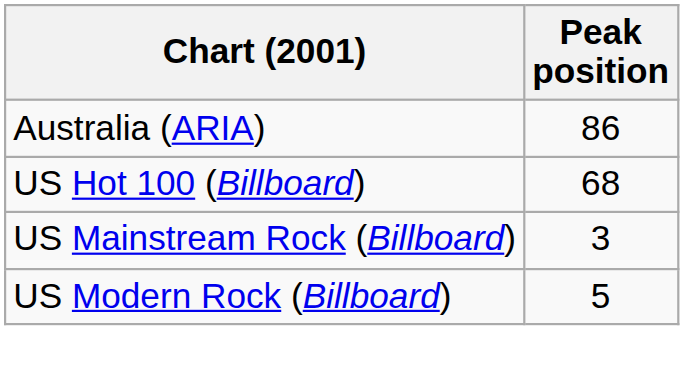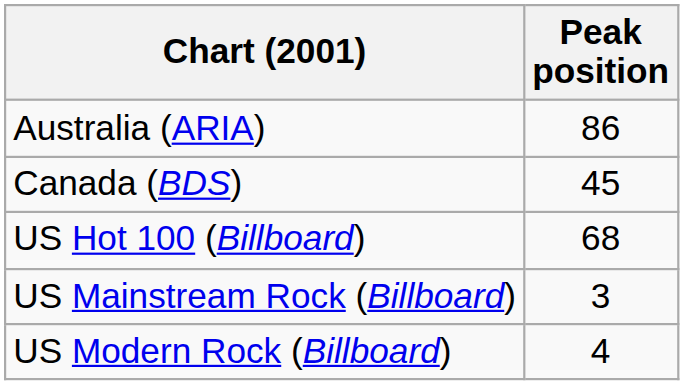+ row: (128, 183)
(601, 295) 5 -> (601, 351) 4
